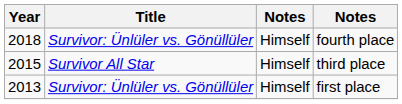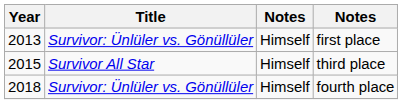rows swapped: (348, 87) <-> (355, 40)
